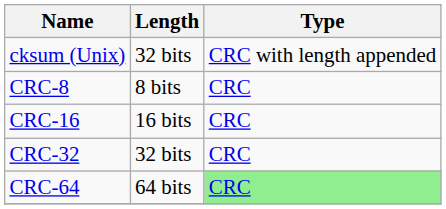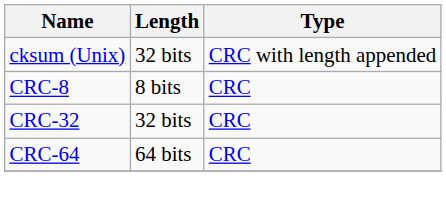- row: (44, 120)
(230, 187) lightgreen background -> (230, 154) no background
